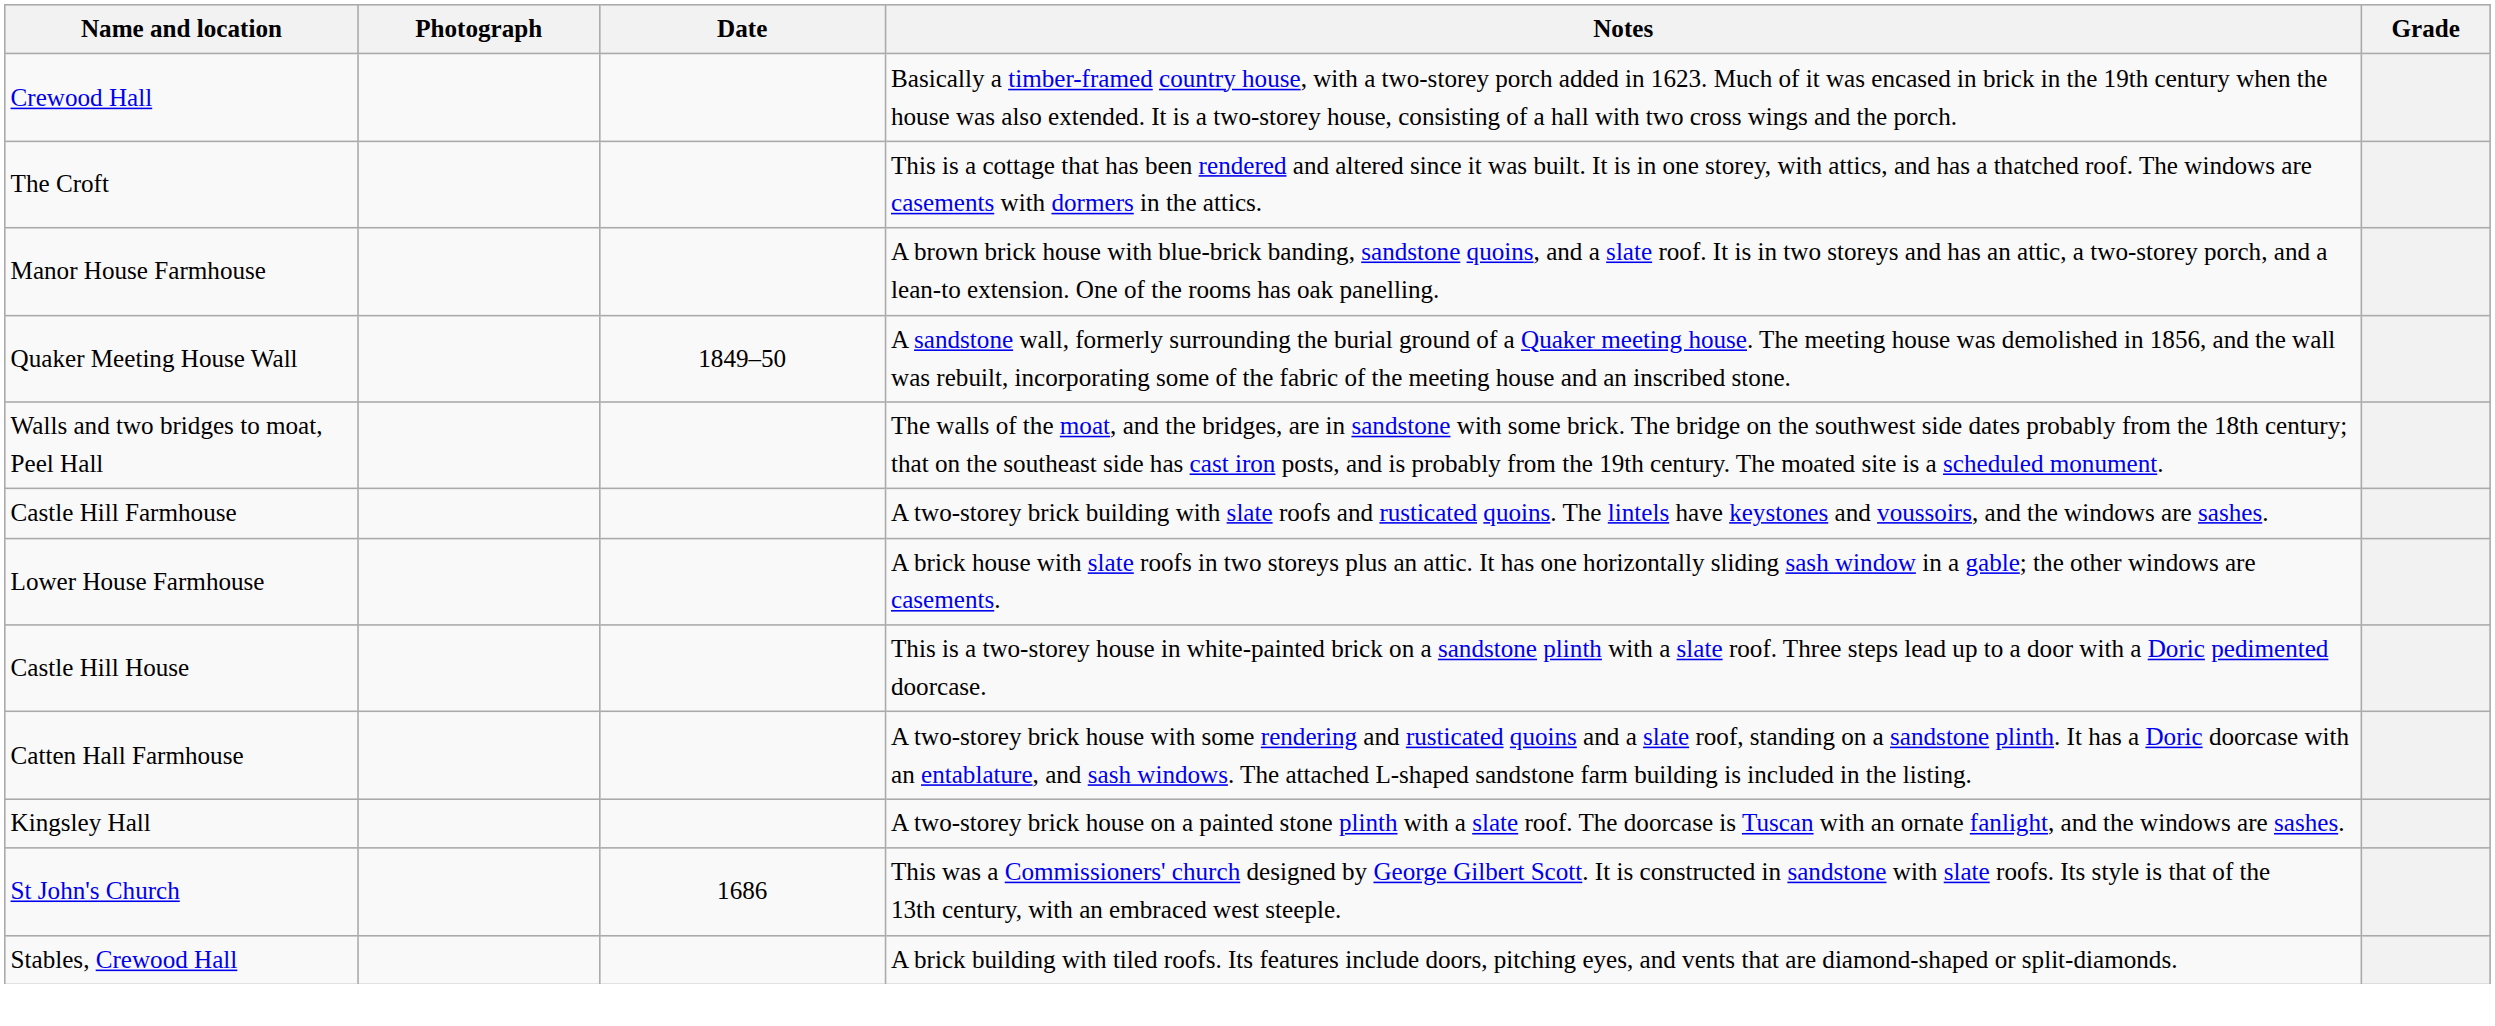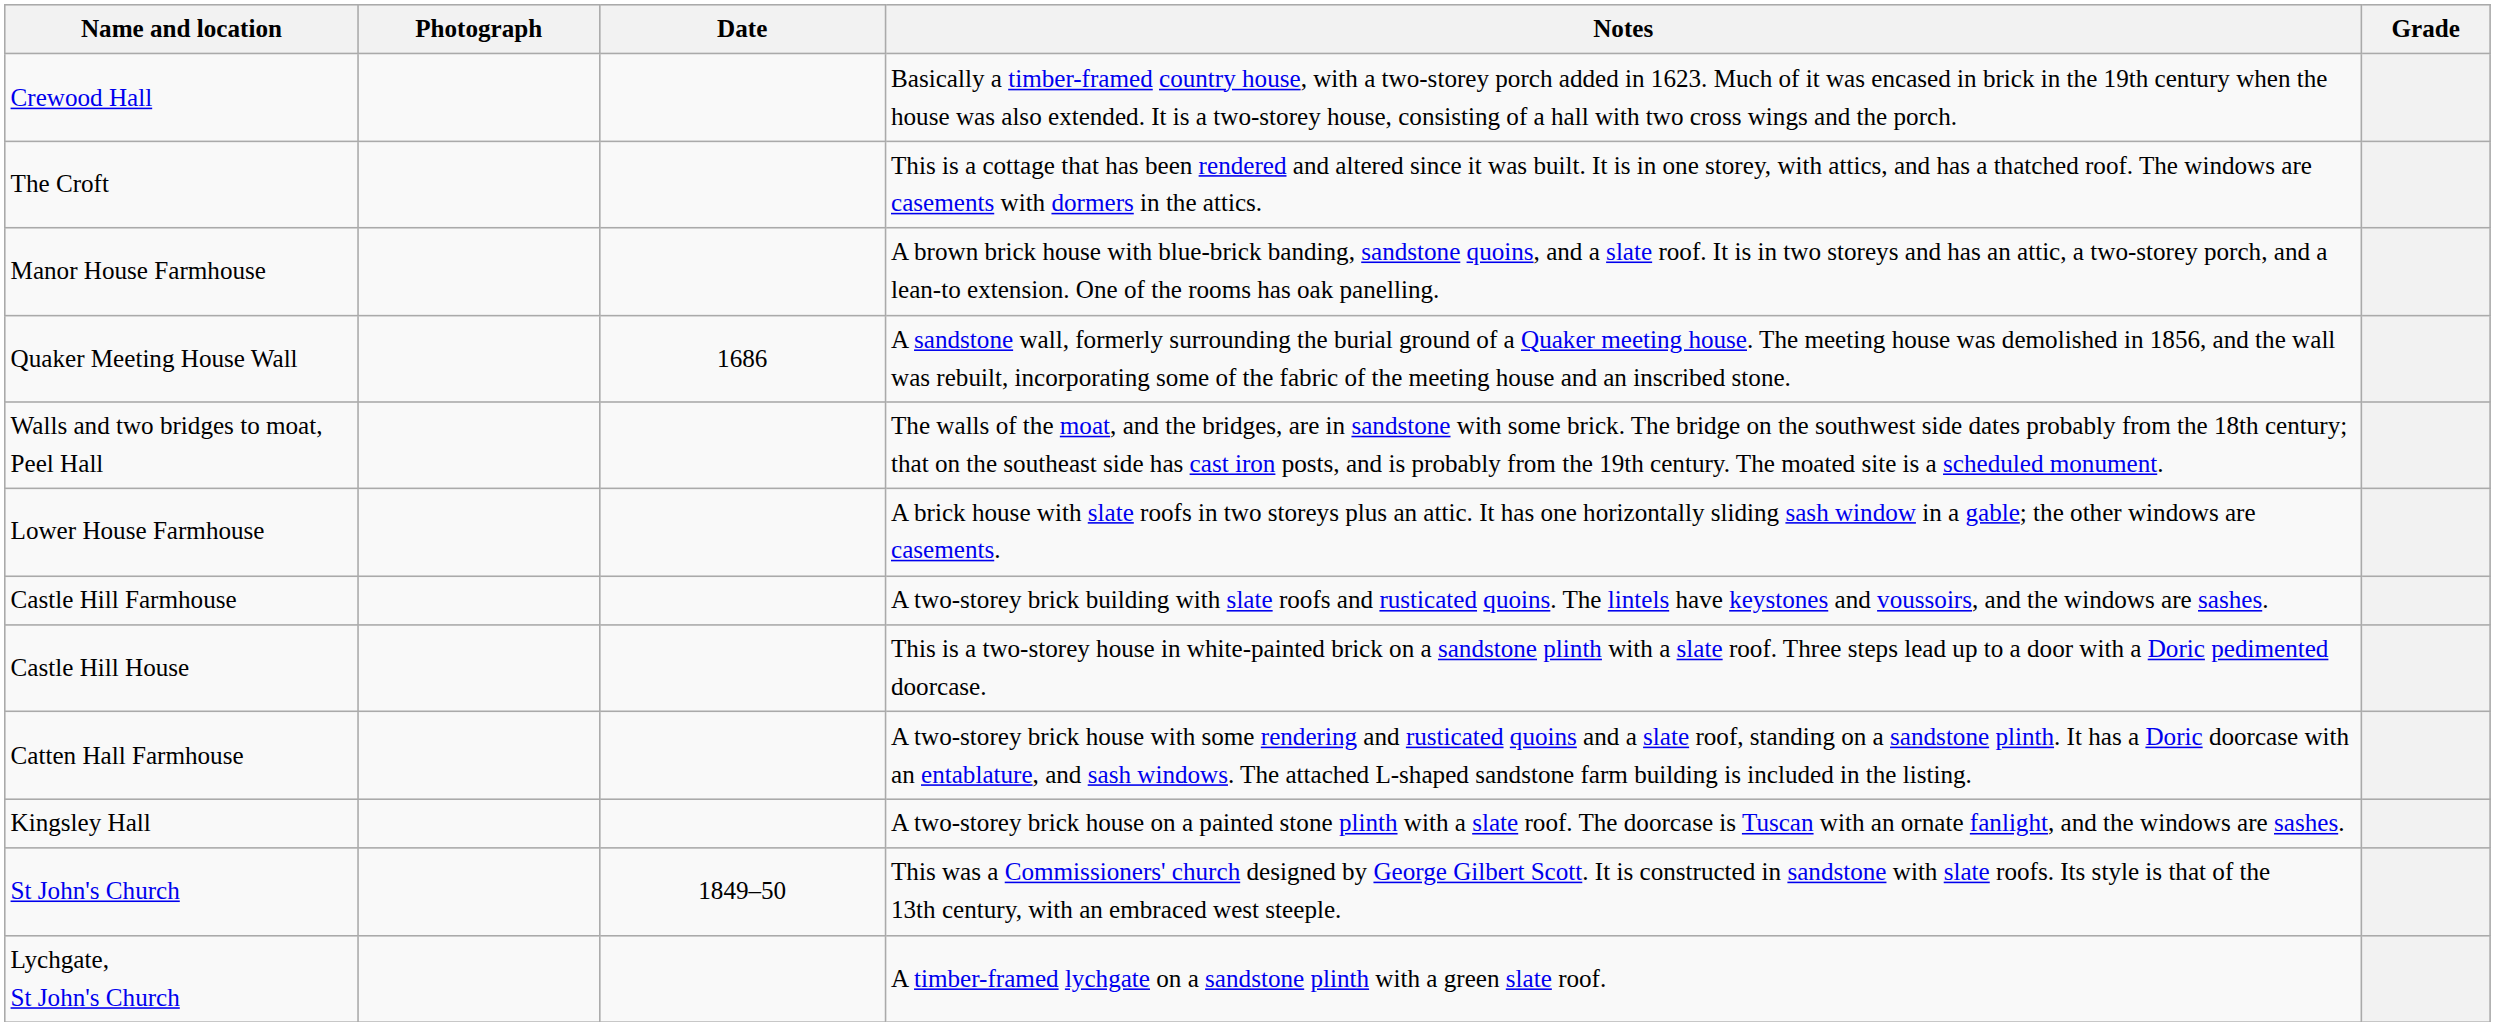(742, 358) 1849–50 -> (742, 358) 1686
rows swapped: (138, 581) <-> (124, 513)
(742, 891) 1686 -> (742, 891) 1849–50
- row: (124, 959)
+ row: (95, 978)
